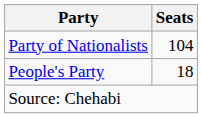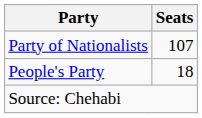(181, 44) 104 -> (181, 44) 107
